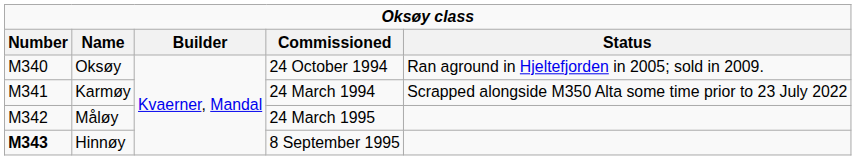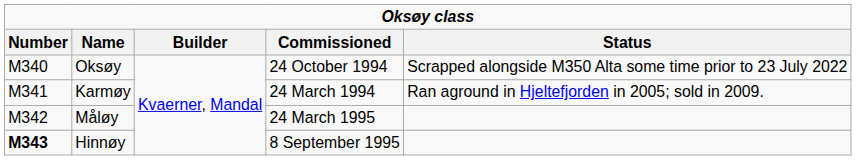(585, 67) Ran aground in Hjeltefjorden in 2005; sold in 2009. -> (627, 67) Scrapped alongside M350 Alta some time prior to 23 July 2022
(627, 92) Scrapped alongside M350 Alta some time prior to 23 July 2022 -> (585, 92) Ran aground in Hjeltefjorden in 2005; sold in 2009.
